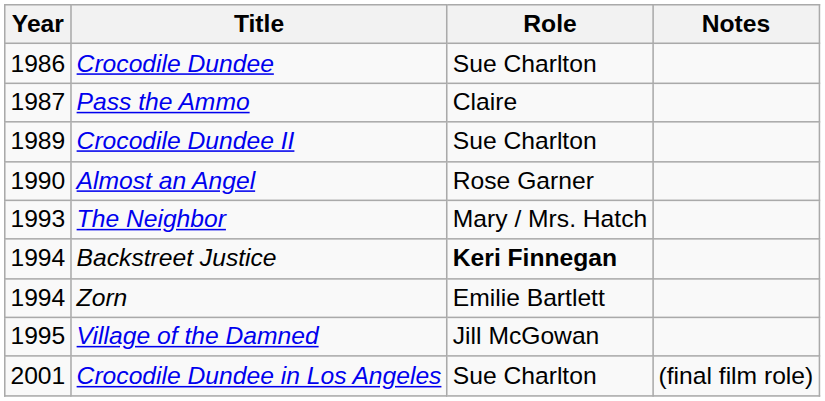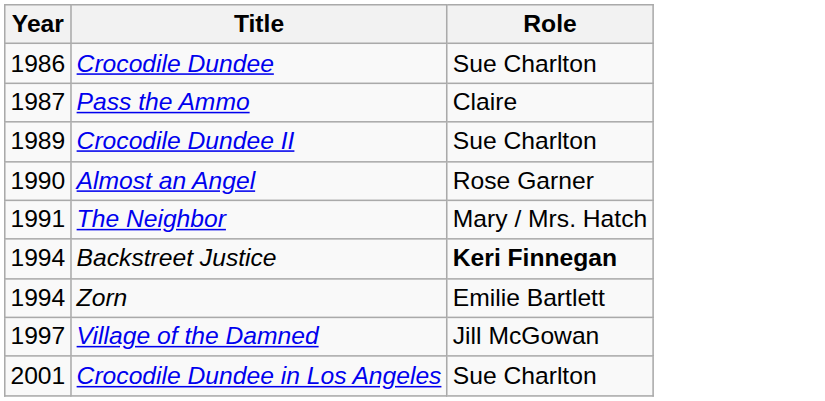- column: (736, 24)
(38, 219) 1993 -> (38, 219) 1991
(38, 336) 1995 -> (38, 336) 1997
